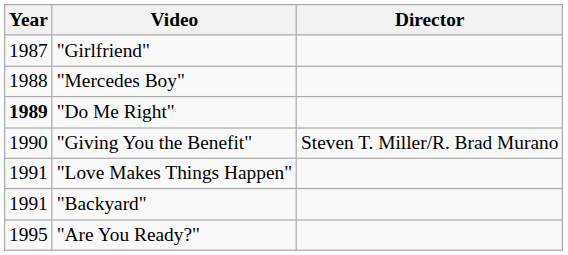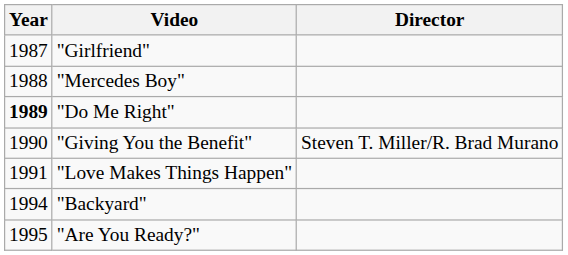(28, 204) 1991 -> (28, 204) 1994
